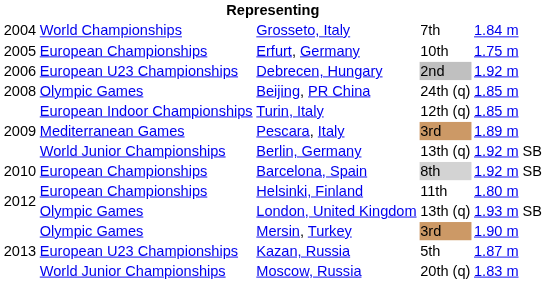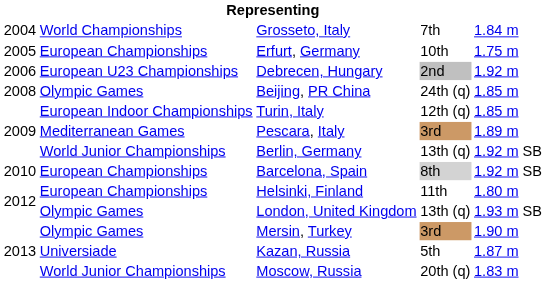(139, 251) European U23 Championships -> (78, 251) Universiade
